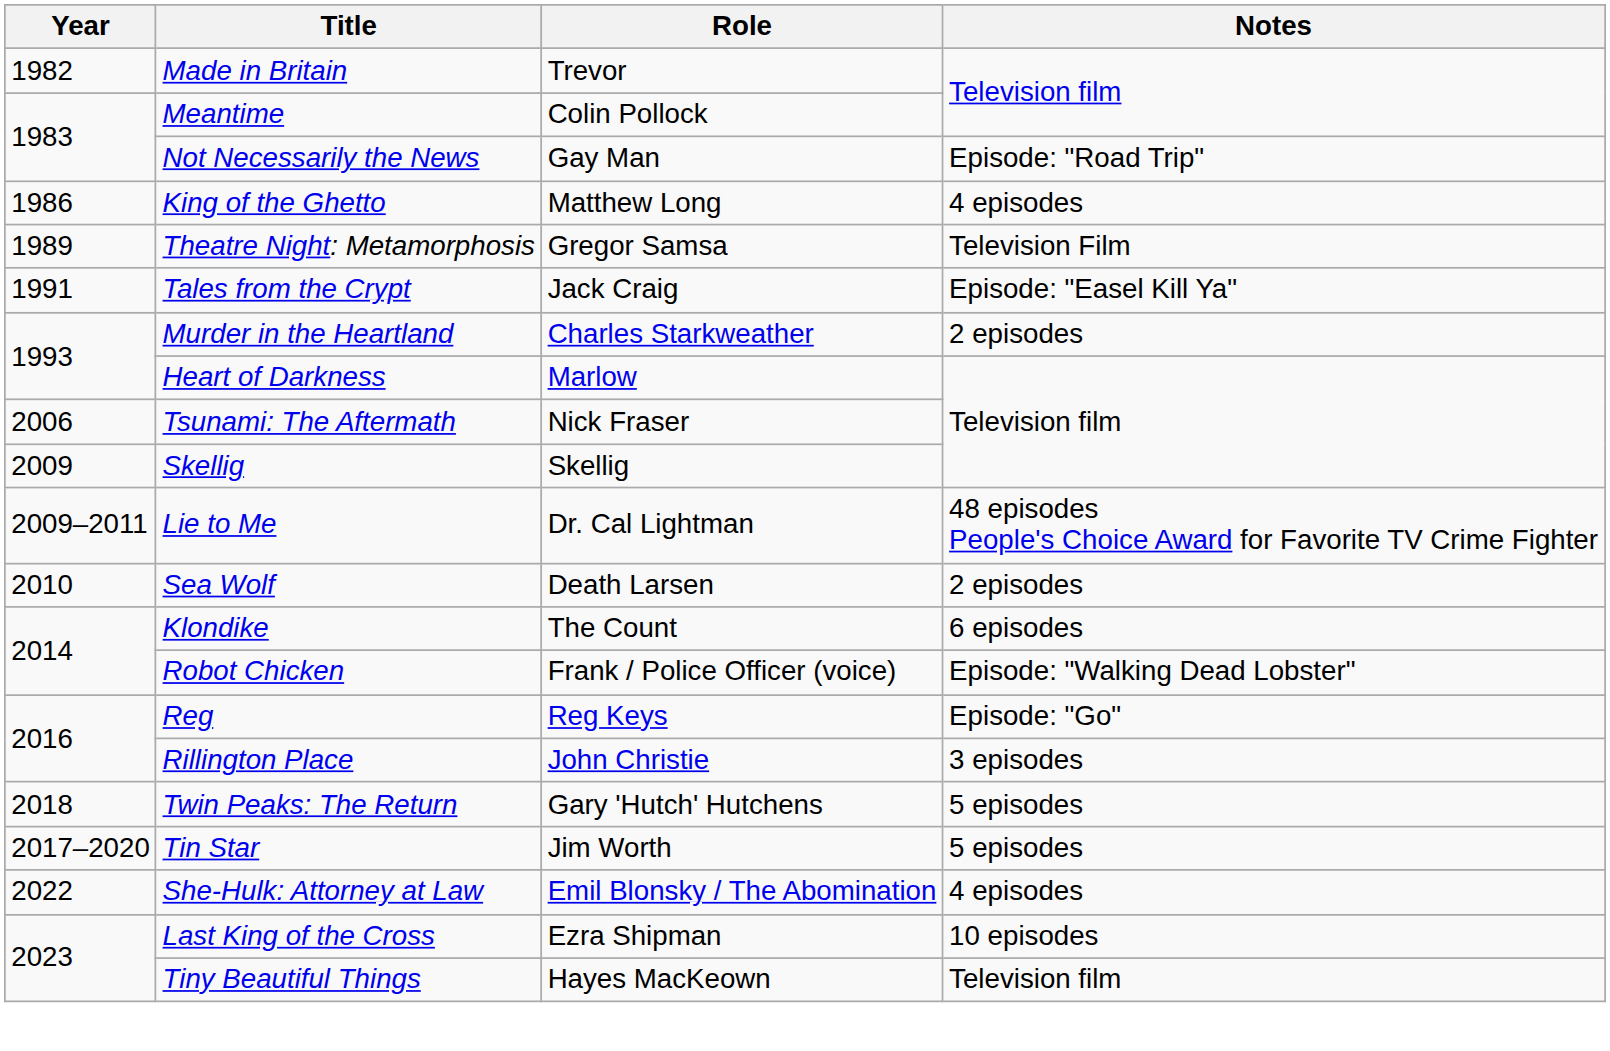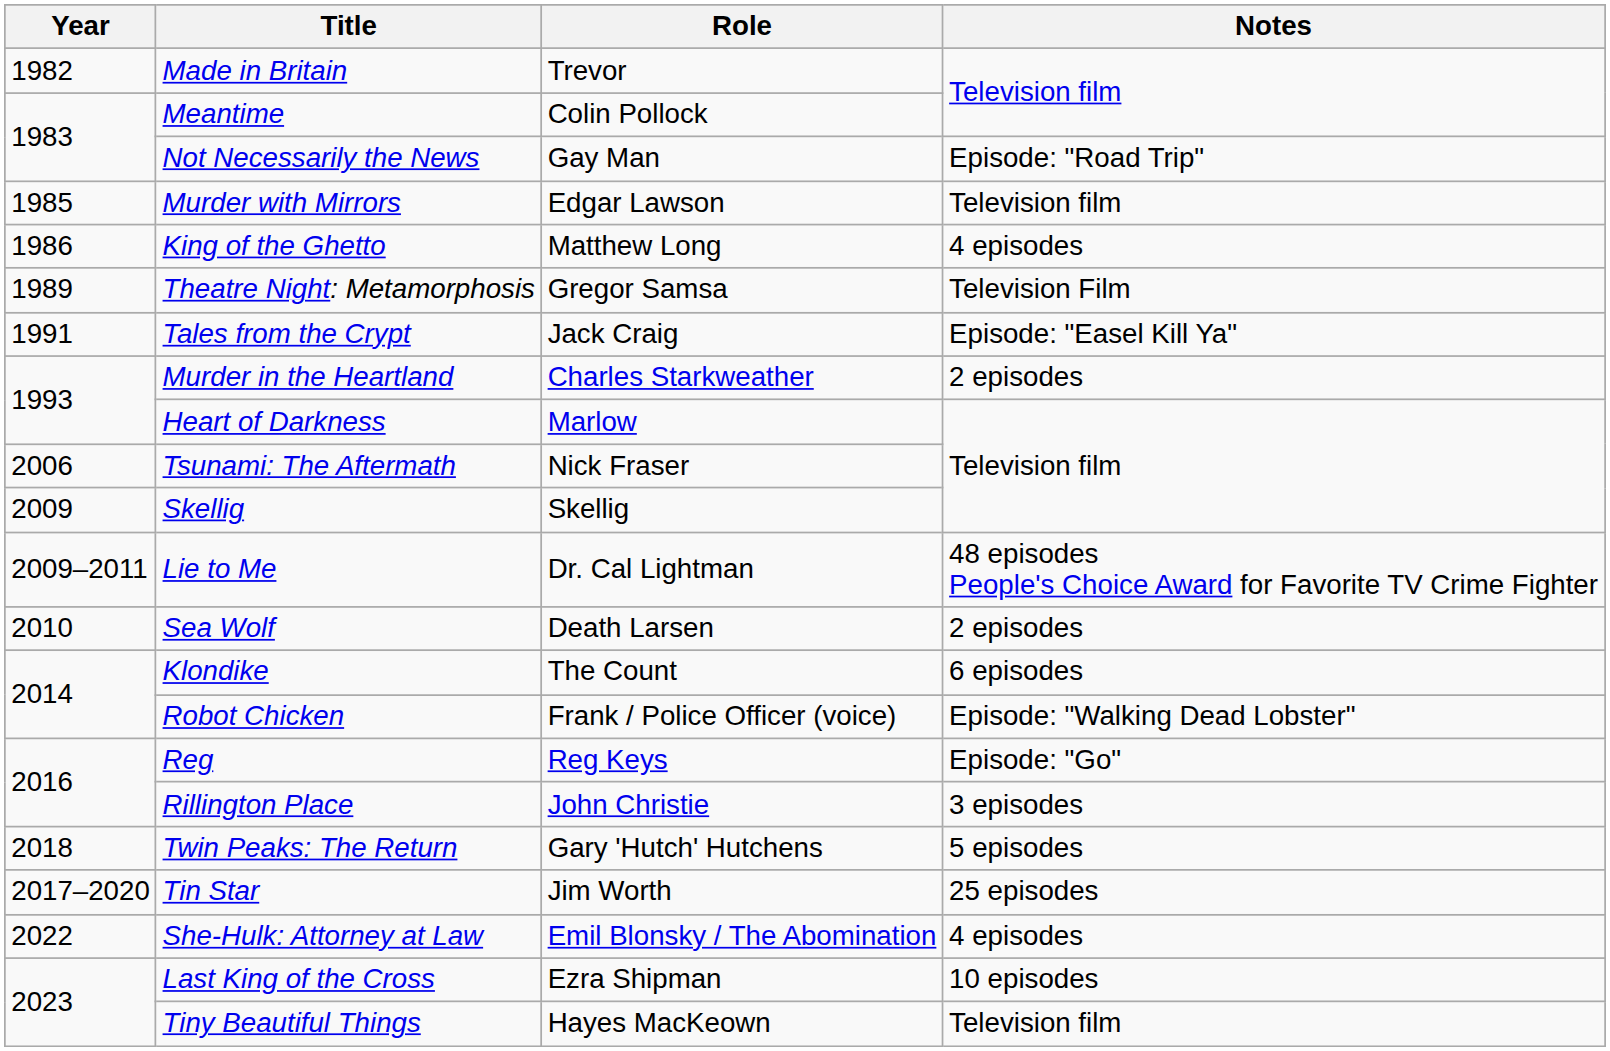+ row: (282, 202)
(1016, 847) 5 episodes -> (1024, 891) 25 episodes
